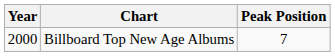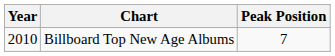(23, 39) 2000 -> (23, 39) 2010
